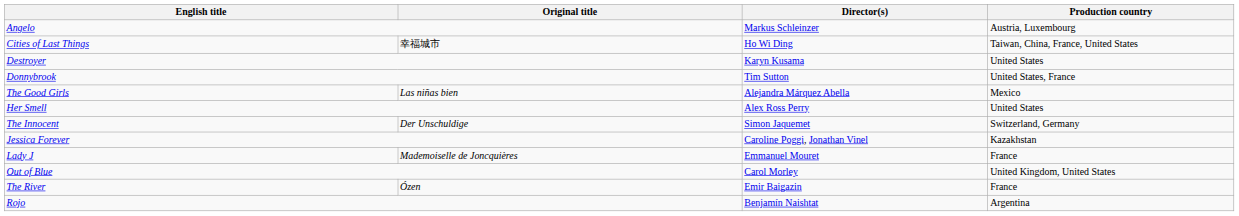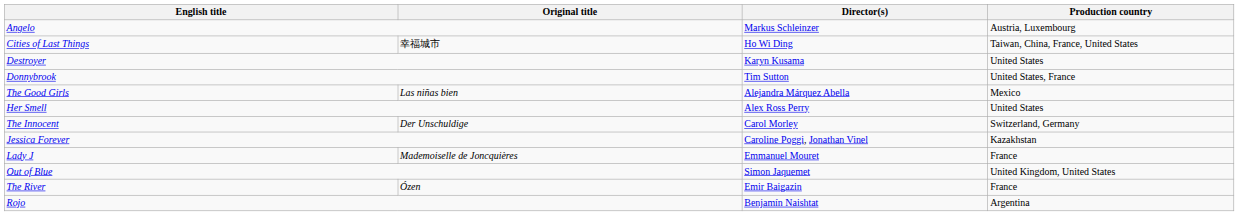(777, 124) Simon Jaquemet -> (771, 124) Carol Morley
(771, 171) Carol Morley -> (777, 171) Simon Jaquemet
